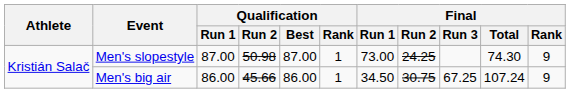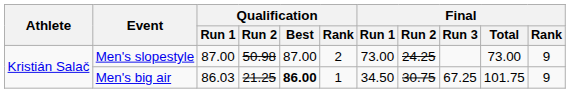(338, 57) 1 -> (338, 57) 2
(504, 57) 74.30 -> (504, 57) 73.00
(218, 78) 86.00 -> (218, 78) 86.03
(259, 78) 45.66 -> (259, 78) 21.25
(300, 78) normal -> (300, 78) bold
(504, 78) 107.24 -> (504, 78) 101.75
